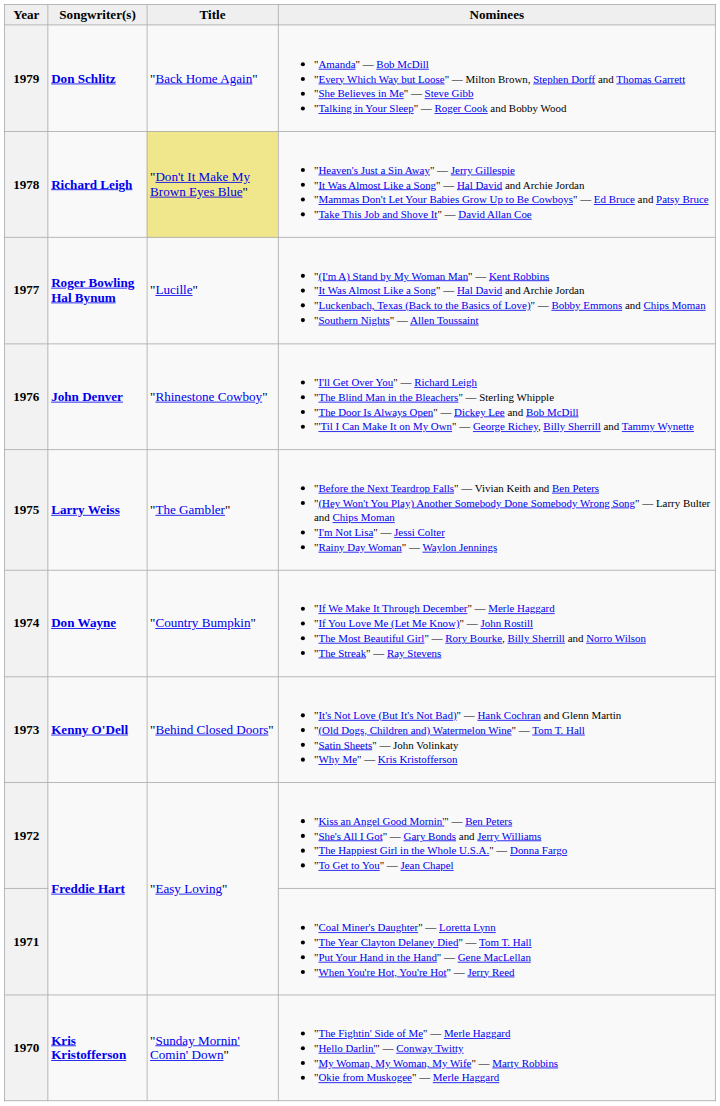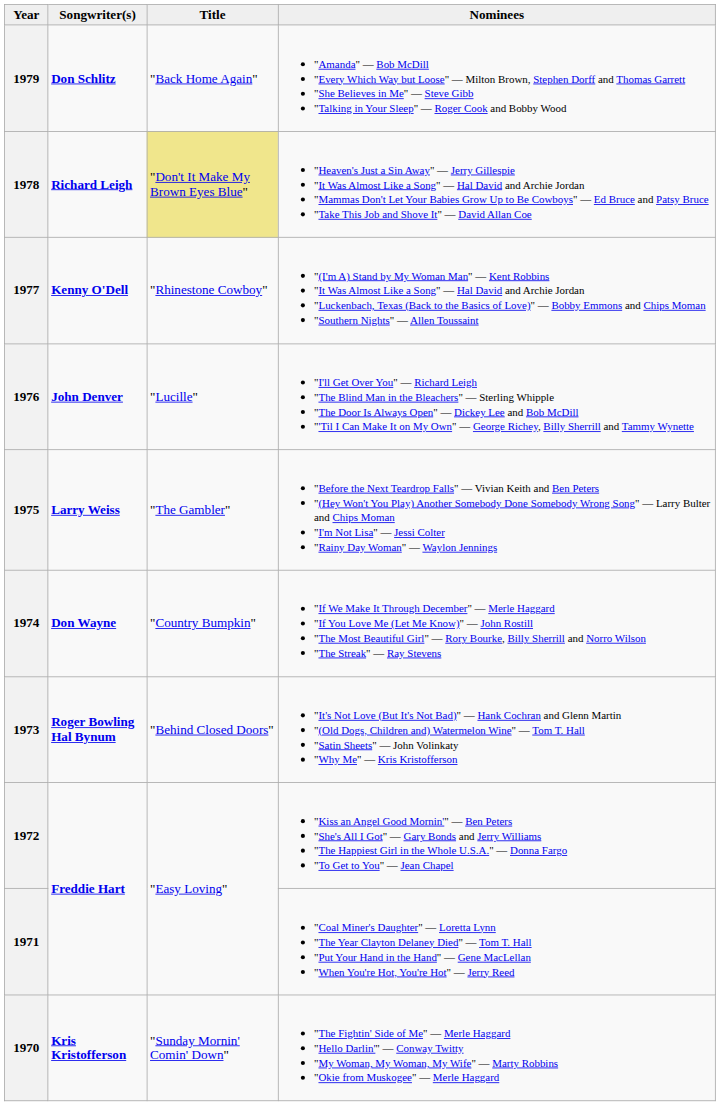(93, 290) Roger Bowling Hal Bynum -> (90, 290) Kenny O'Dell
(174, 290) "Lucille" -> (209, 290) "Rhinestone Cowboy"
(209, 396) "Rhinestone Cowboy" -> (174, 396) "Lucille"
(90, 729) Kenny O'Dell -> (93, 729) Roger Bowling Hal Bynum
